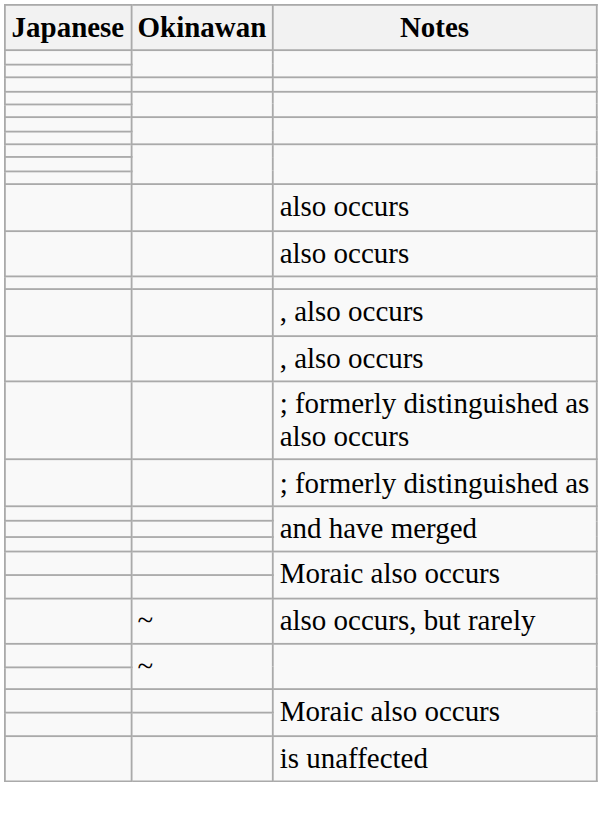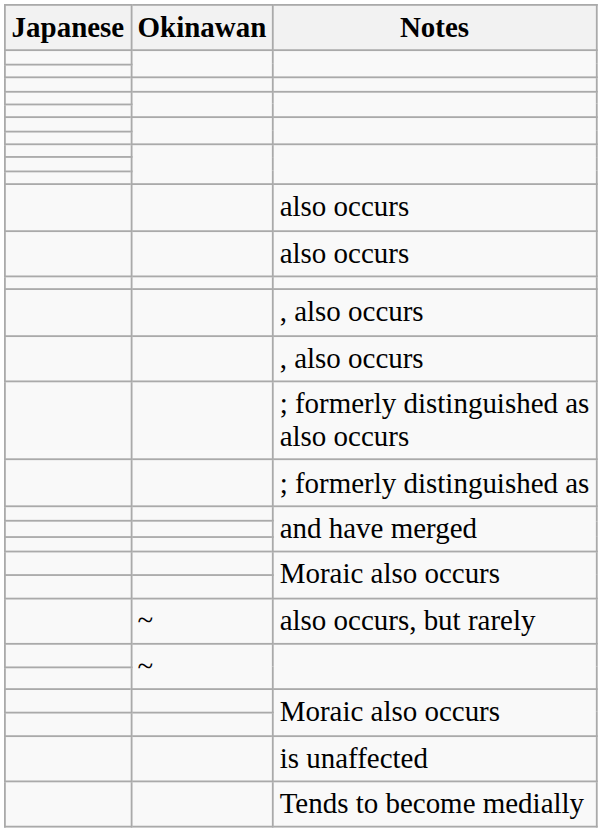+ row: (202, 804)
